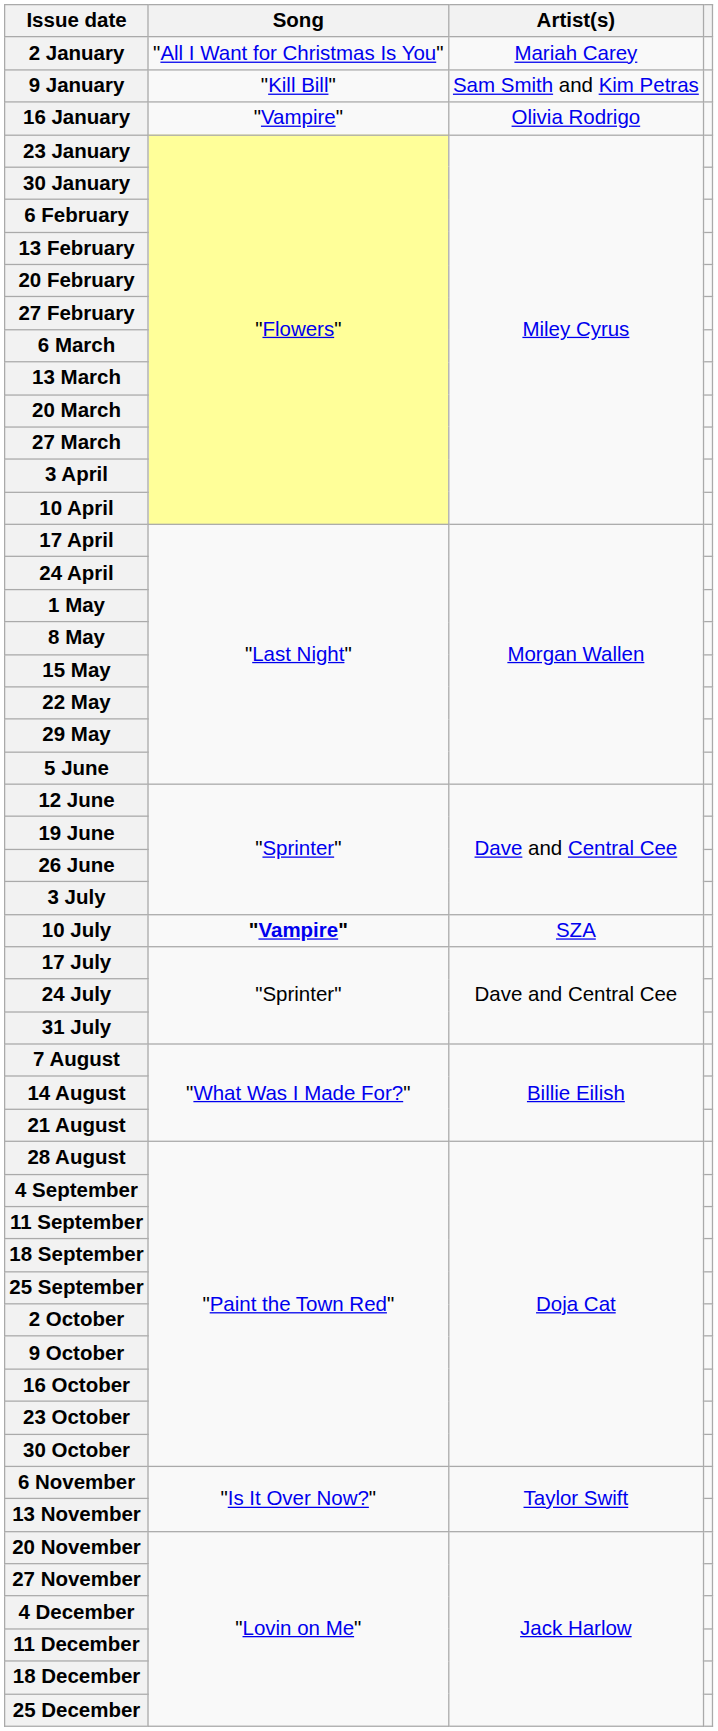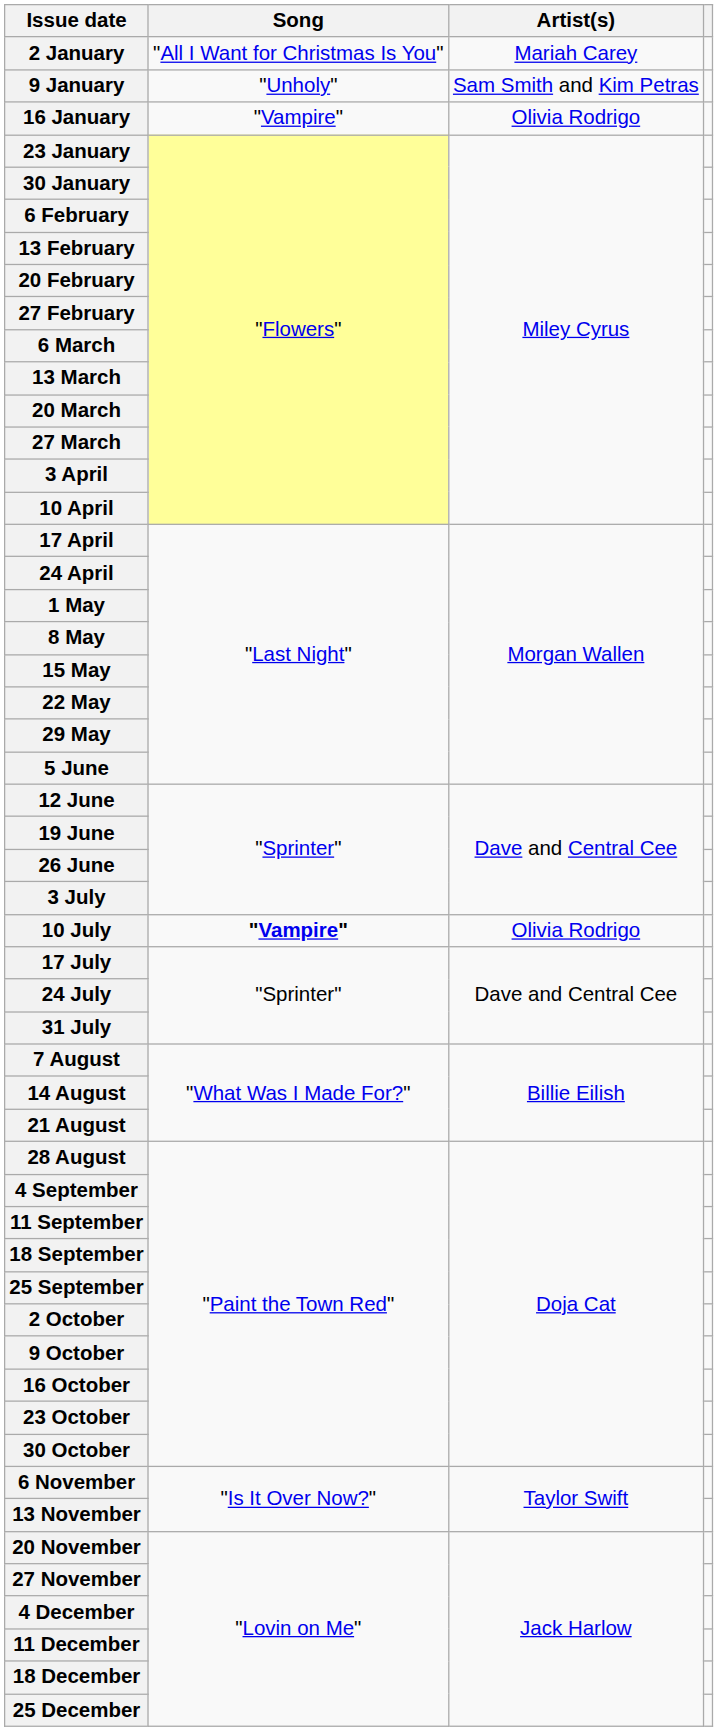(298, 85) "Kill Bill" -> (298, 85) "Unholy"
(576, 930) SZA -> (576, 930) Olivia Rodrigo
